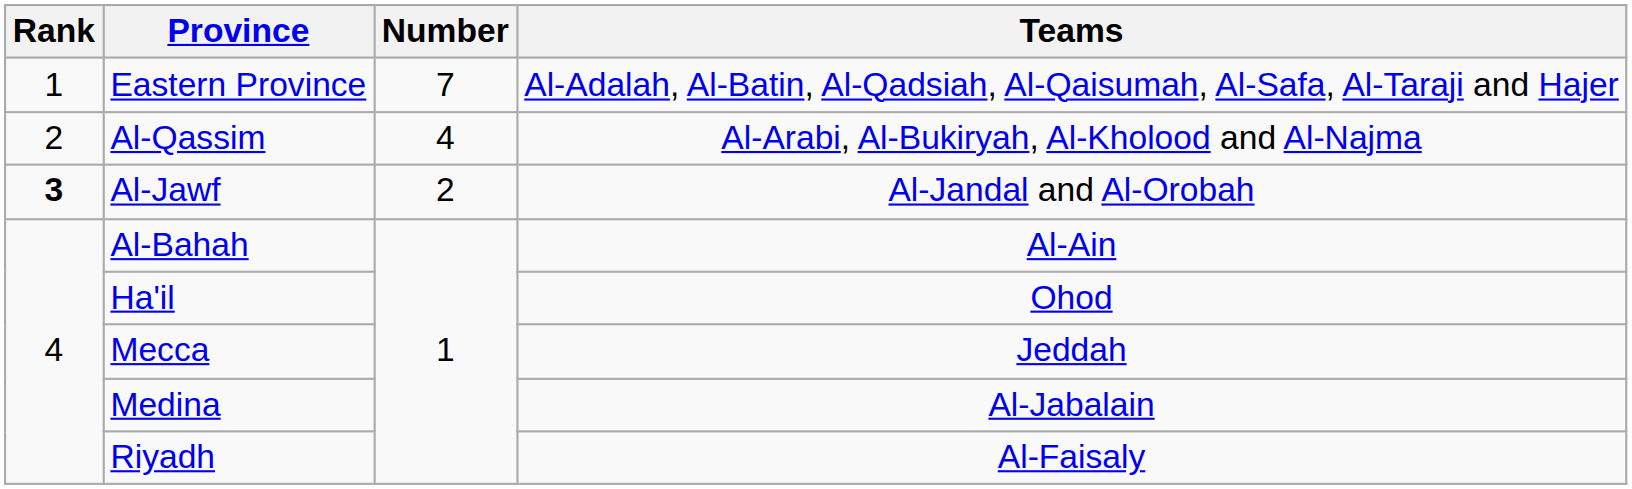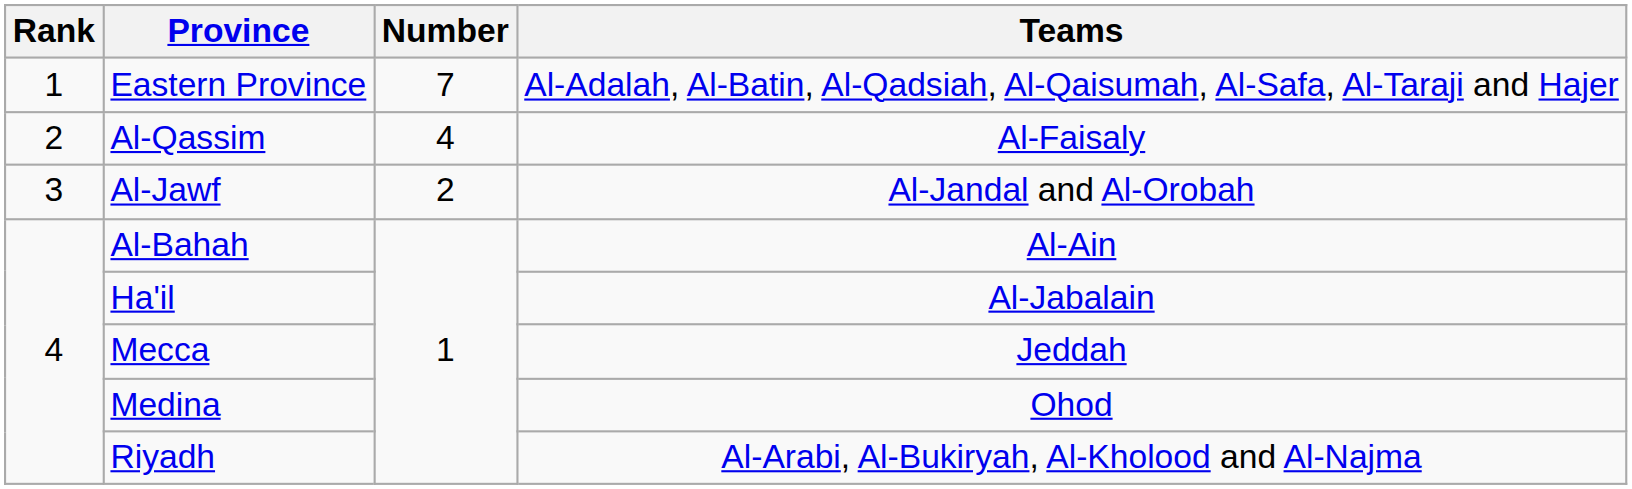(1072, 137) Al-Arabi, Al-Bukiryah, Al-Kholood and Al-Najma -> (1072, 137) Al-Faisaly
(54, 191) bold -> (54, 191) normal
(1072, 297) Ohod -> (1072, 297) Al-Jabalain
(1072, 404) Al-Jabalain -> (1072, 404) Ohod
(1072, 457) Al-Faisaly -> (1072, 457) Al-Arabi, Al-Bukiryah, Al-Kholood and Al-Najma
